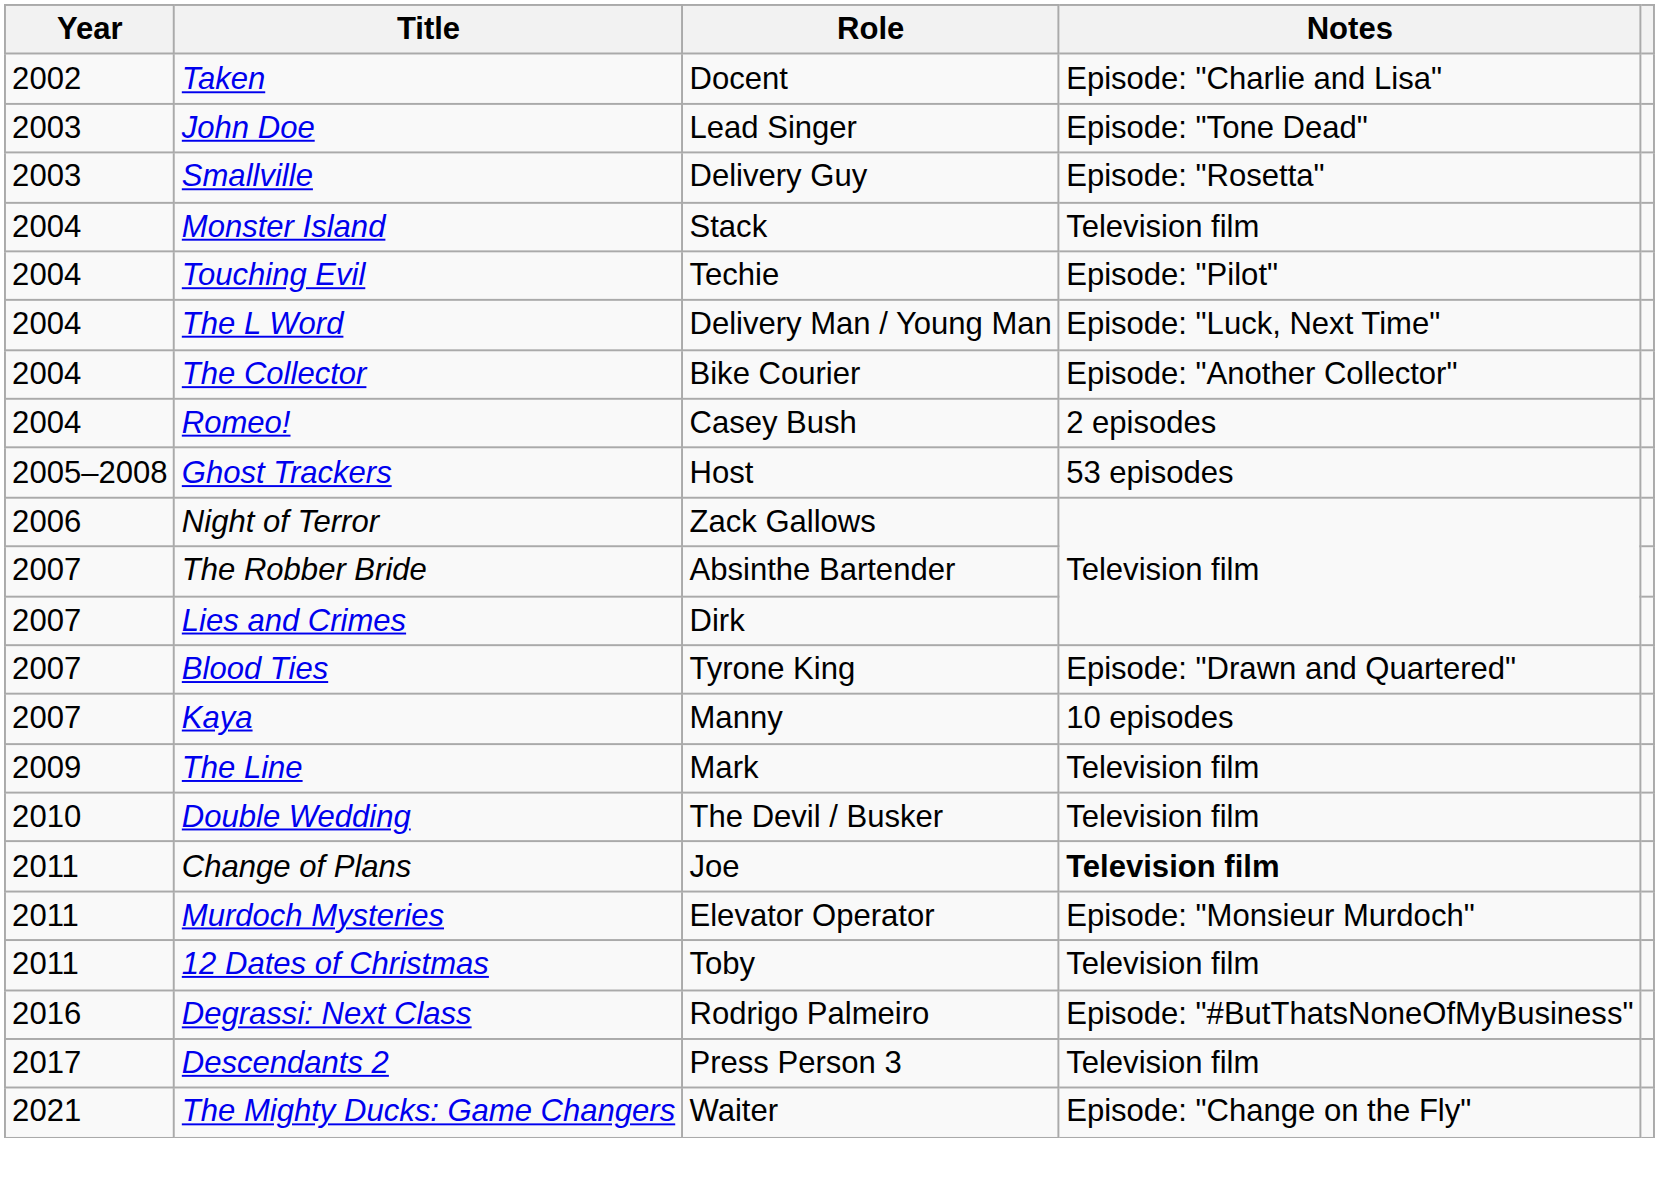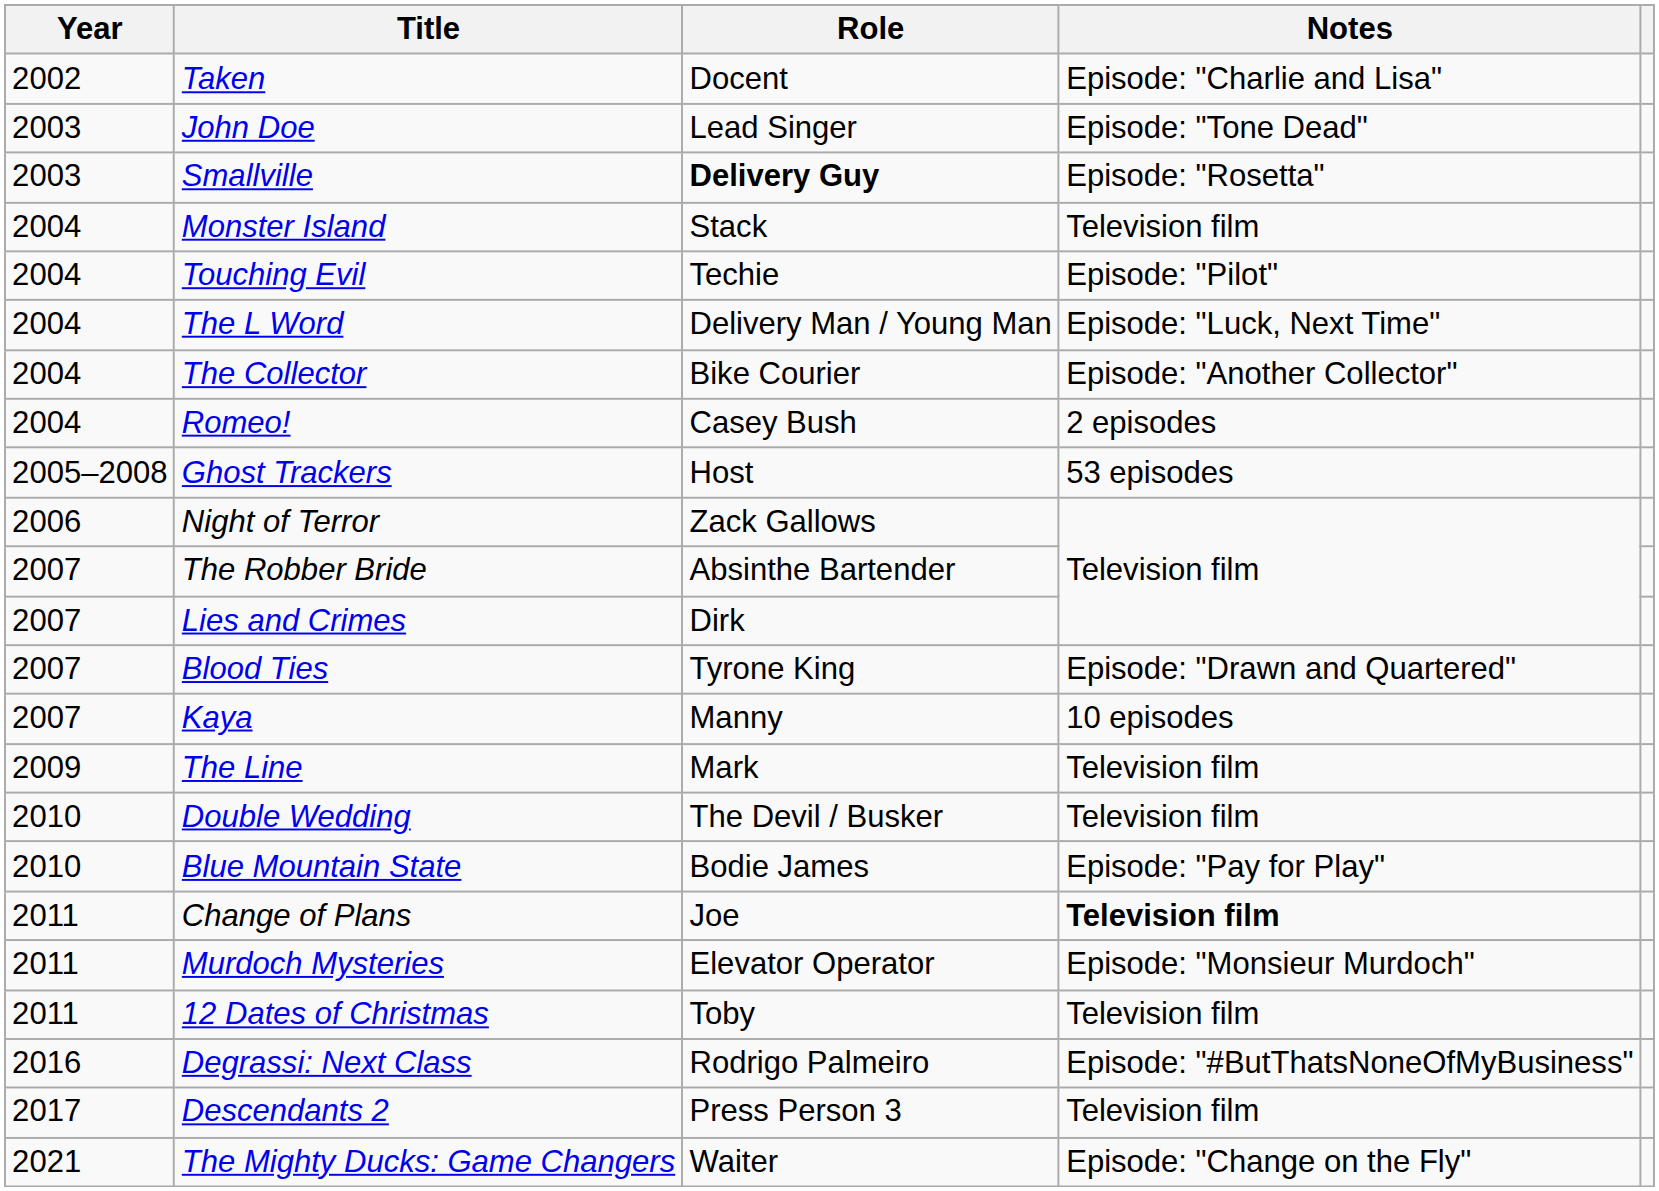(778, 176) normal -> (784, 176) bold
+ row: (322, 865)
